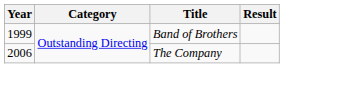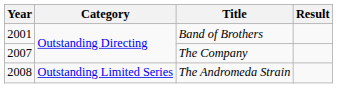(20, 33) 1999 -> (20, 33) 2001
(20, 53) 2006 -> (20, 53) 2007
+ row: (235, 72)
